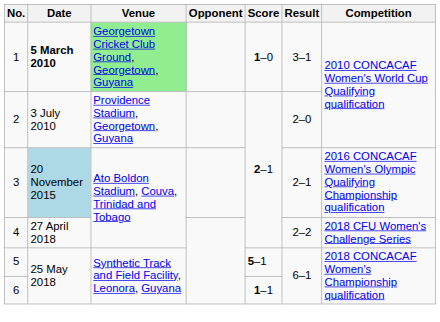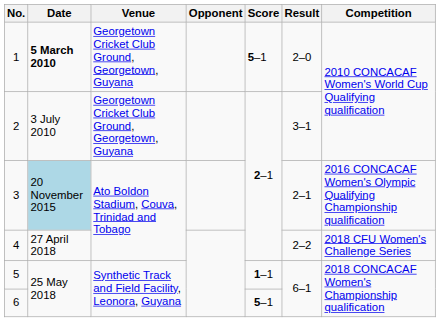(126, 57) lightgreen background -> (126, 57) no background
(263, 57) 1–0 -> (257, 57) 5–1
(302, 57) 3–1 -> (302, 57) 2–0
(126, 119) Providence Stadium, Georgetown, Guyana -> (126, 126) Georgetown Cricket Club Ground, Georgetown, Guyana
(302, 119) 2–0 -> (302, 126) 3–1
(257, 262) 5–1 -> (263, 274) 1–1
(263, 290) 1–1 -> (263, 302) 5–1
